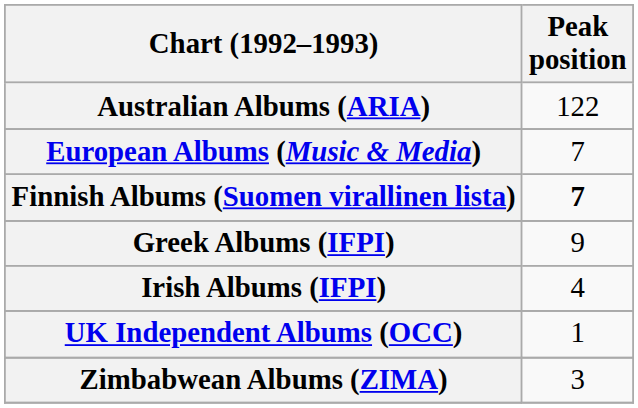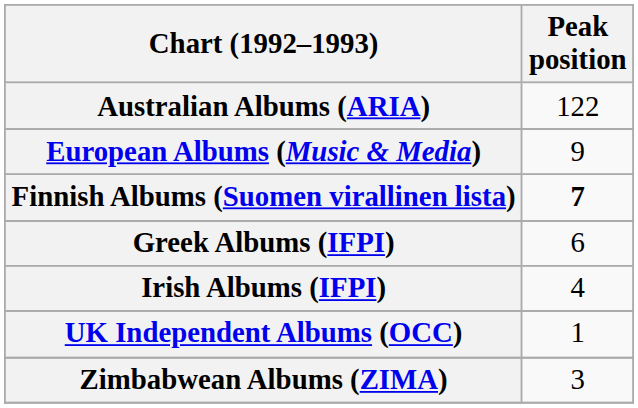(578, 151) 7 -> (578, 151) 9
(578, 242) 9 -> (578, 242) 6
